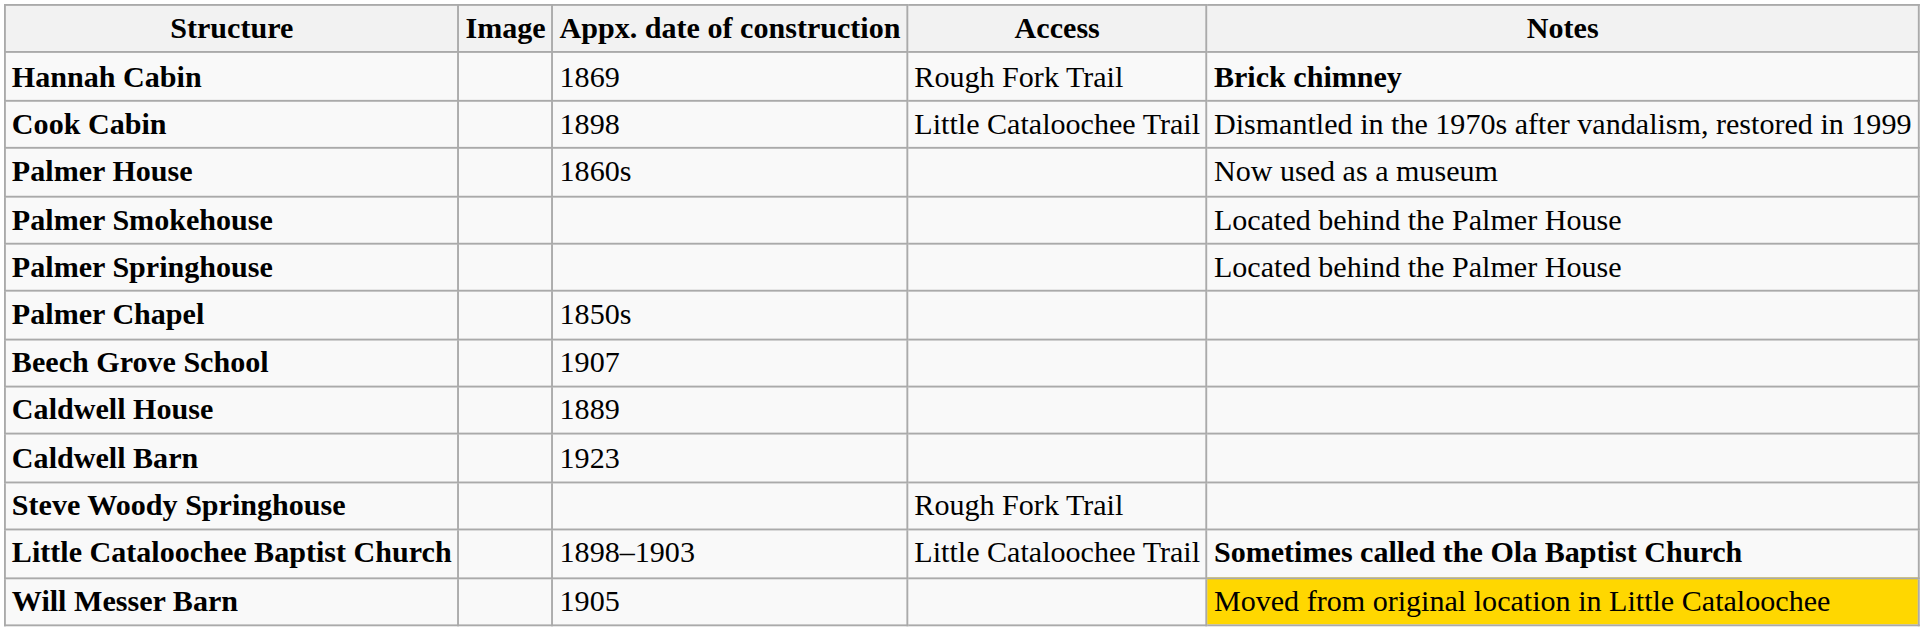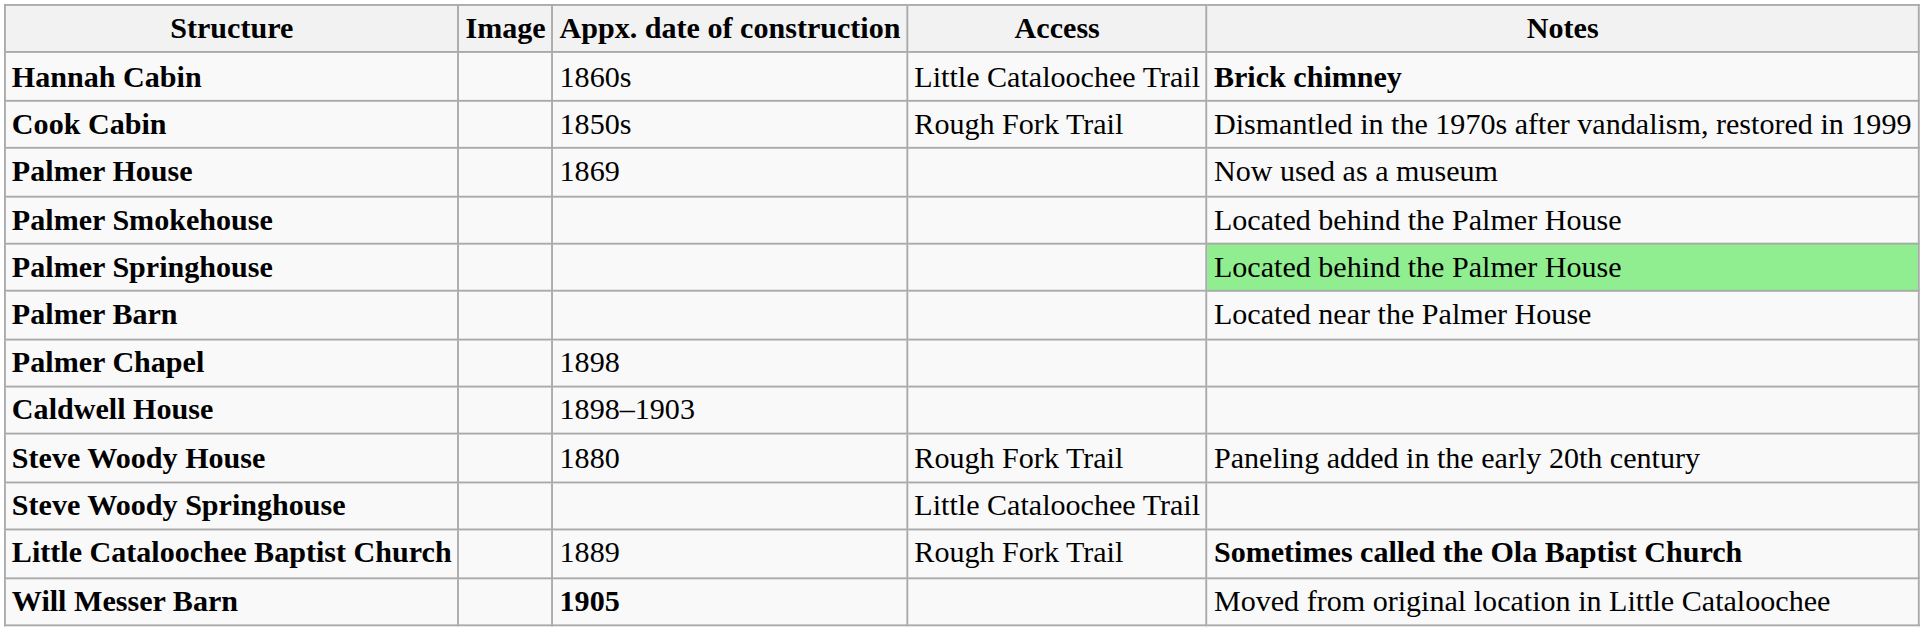(590, 76) 1869 -> (596, 76) 1860s
(1019, 76) Rough Fork Trail -> (1057, 76) Little Cataloochee Trail
(590, 123) 1898 -> (596, 123) 1850s
(1057, 123) Little Cataloochee Trail -> (1019, 123) Rough Fork Trail
(596, 171) 1860s -> (590, 171) 1869
(1418, 266) no background -> (1418, 266) lightgreen background
+ row: (95, 314)
(596, 314) 1850s -> (590, 362) 1898
- row: (140, 362)
(590, 409) 1889 -> (627, 409) 1898–1903
- row: (105, 457)
+ row: (139, 457)
(1019, 505) Rough Fork Trail -> (1057, 505) Little Cataloochee Trail
(627, 553) 1898–1903 -> (590, 553) 1889
(1057, 553) Little Cataloochee Trail -> (1019, 553) Rough Fork Trail
(590, 600) normal -> (590, 600) bold
(1522, 600) gold background -> (1522, 600) no background
